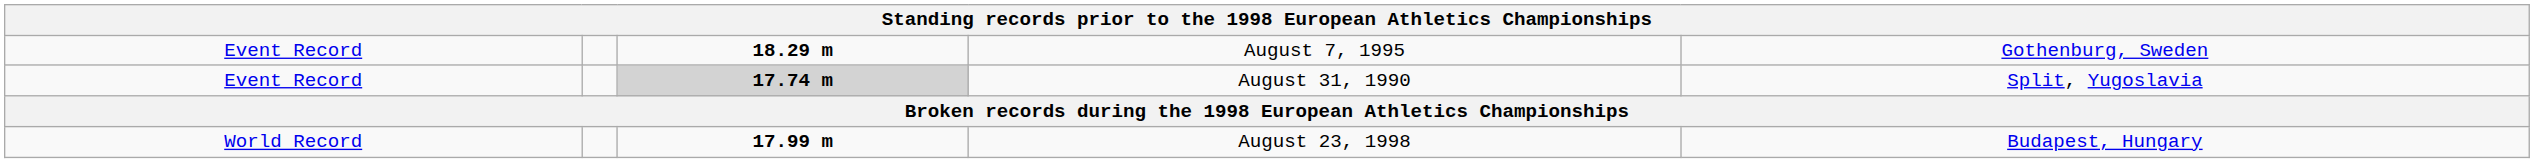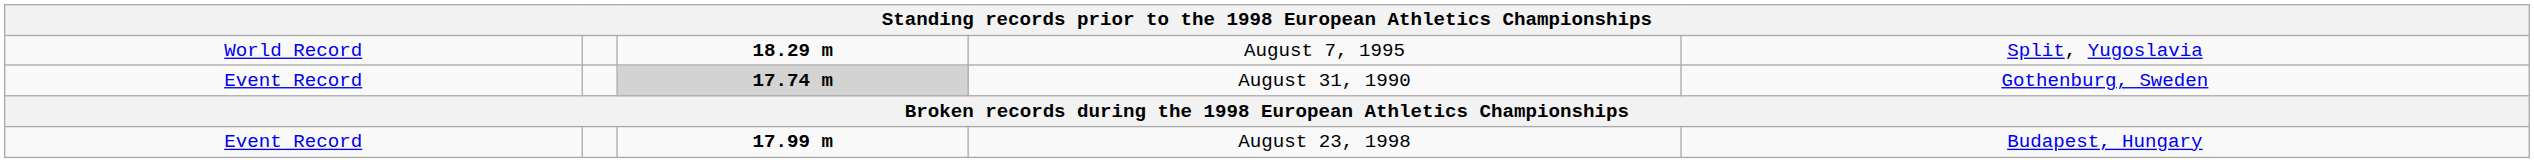(293, 51) Event Record -> (293, 51) World Record
(2105, 51) Gothenburg, Sweden -> (2105, 51) Split, Yugoslavia
(2105, 81) Split, Yugoslavia -> (2105, 81) Gothenburg, Sweden
(293, 142) World Record -> (293, 142) Event Record
